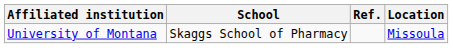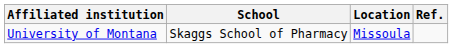columns swapped: (416, 14) <-> (368, 14)
